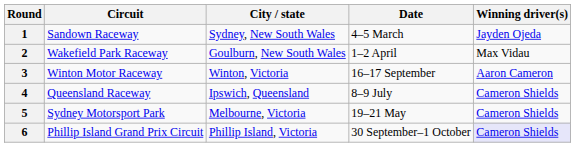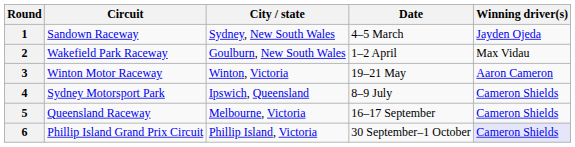(393, 73) 16–17 September -> (379, 73) 19–21 May
(99, 93) Queensland Raceway -> (106, 93) Sydney Motorsport Park
(106, 113) Sydney Motorsport Park -> (99, 113) Queensland Raceway
(379, 113) 19–21 May -> (393, 113) 16–17 September
